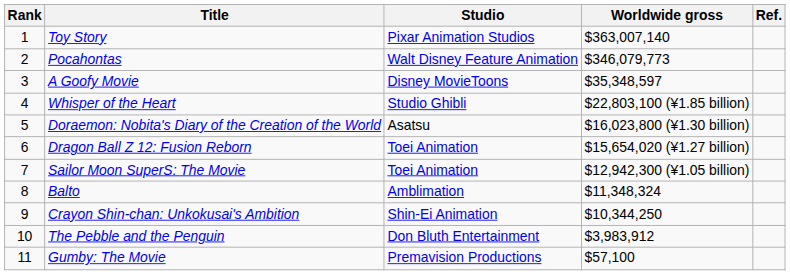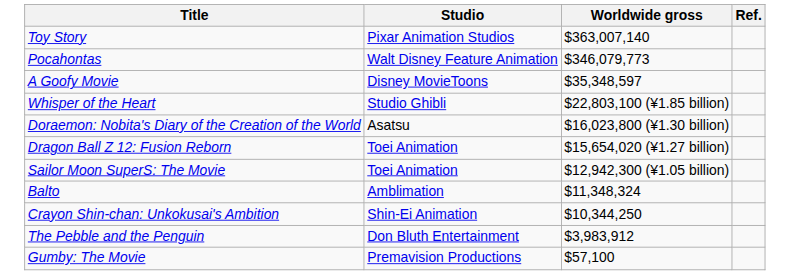- column: (25, 15)
